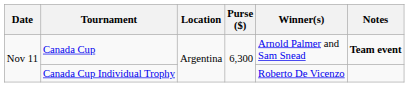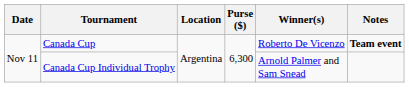(299, 49) Arnold Palmer and Sam Snead -> (301, 43) Roberto De Vicenzo
(301, 73) Roberto De Vicenzo -> (299, 67) Arnold Palmer and Sam Snead
